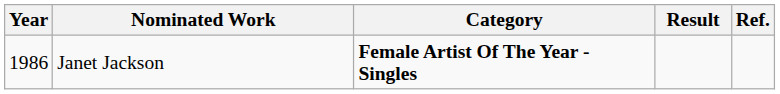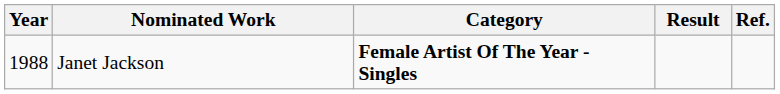(29, 61) 1986 -> (29, 61) 1988
